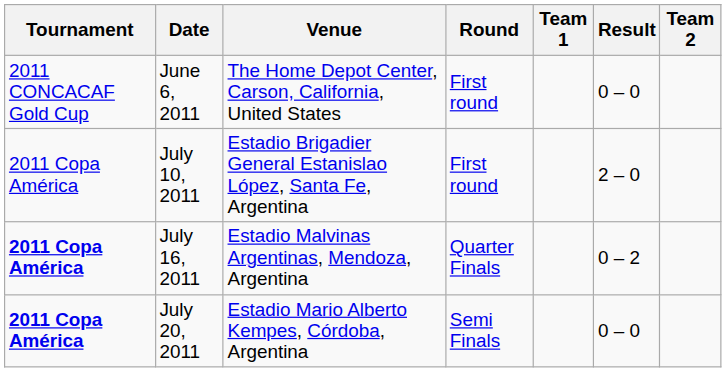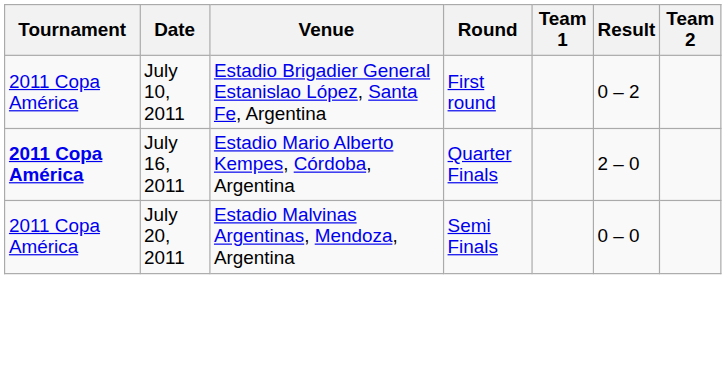- row: (180, 91)
(619, 174) 2 – 0 -> (619, 91) 0 – 2
(319, 257) Estadio Malvinas Argentinas, Mendoza, Argentina -> (304, 164) Estadio Mario Alberto Kempes, Córdoba, Argentina
(619, 257) 0 – 2 -> (619, 164) 2 – 0
(56, 330) bold -> (54, 236) normal
(317, 330) Estadio Mario Alberto Kempes, Córdoba, Argentina -> (306, 236) Estadio Malvinas Argentinas, Mendoza, Argentina
